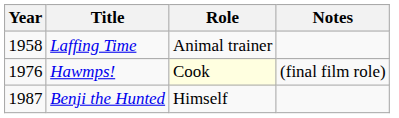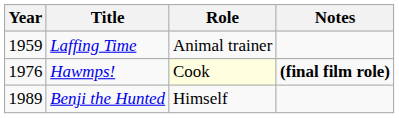(25, 44) 1958 -> (25, 44) 1959
(333, 71) normal -> (335, 71) bold
(25, 98) 1987 -> (25, 98) 1989
